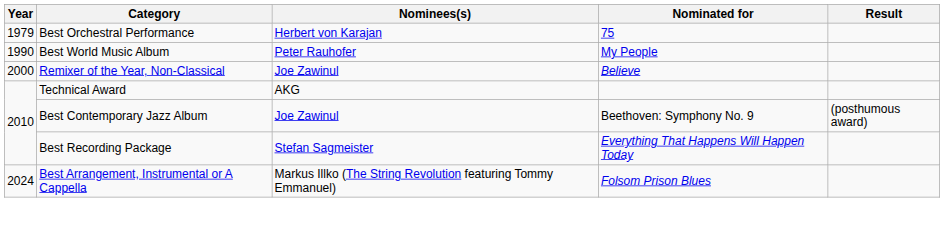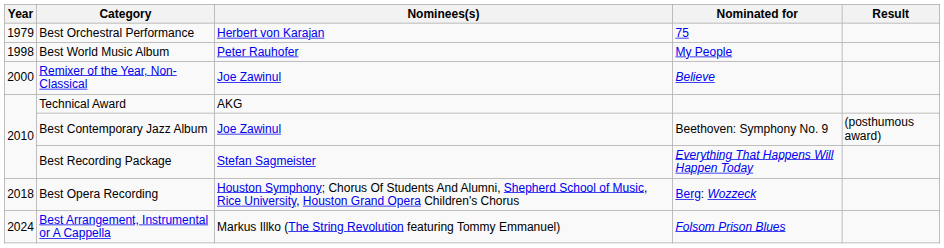(20, 52) 1990 -> (20, 52) 1998
+ row: (99, 194)
